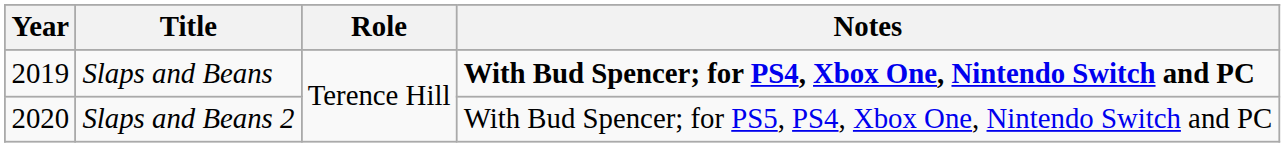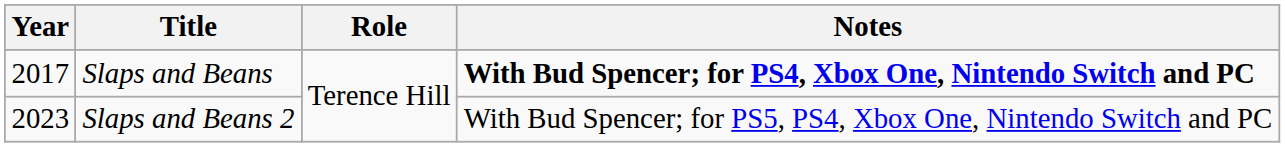(40, 73) 2019 -> (40, 73) 2017
(40, 118) 2020 -> (40, 118) 2023
